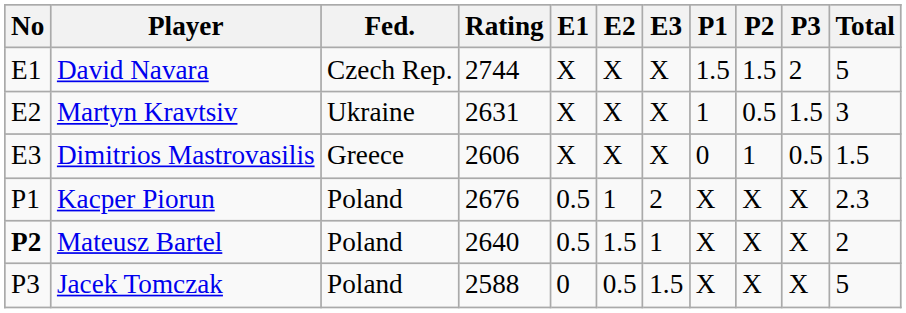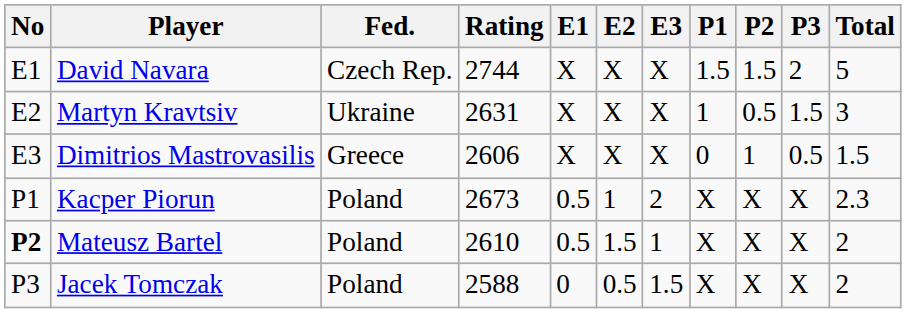(492, 198) 2676 -> (492, 198) 2673
(492, 241) 2640 -> (492, 241) 2610
(842, 284) 5 -> (842, 284) 2
